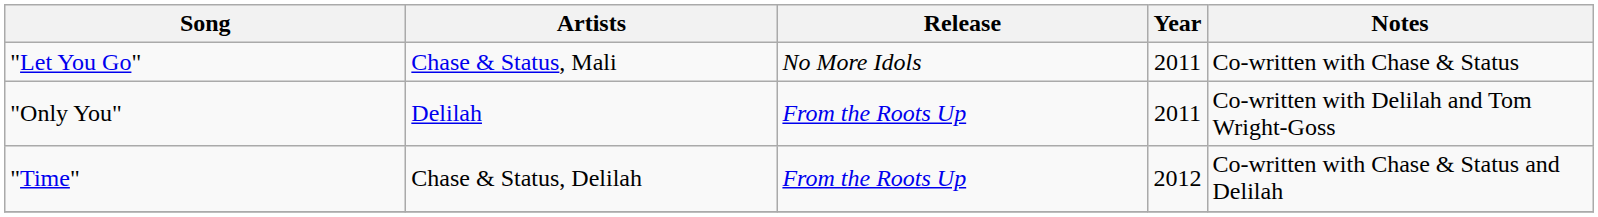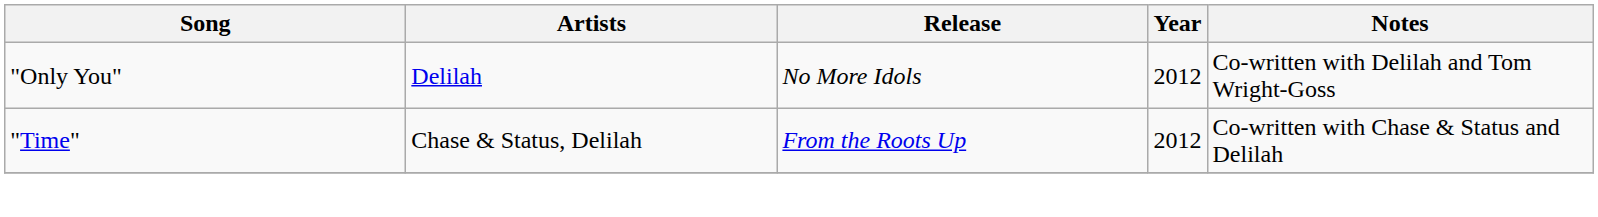- row: (76, 61)
(874, 113) From the Roots Up -> (852, 75) No More Idols
(1177, 113) 2011 -> (1177, 75) 2012
